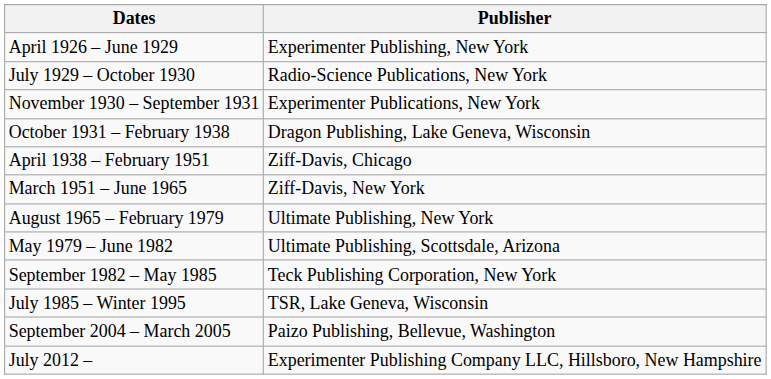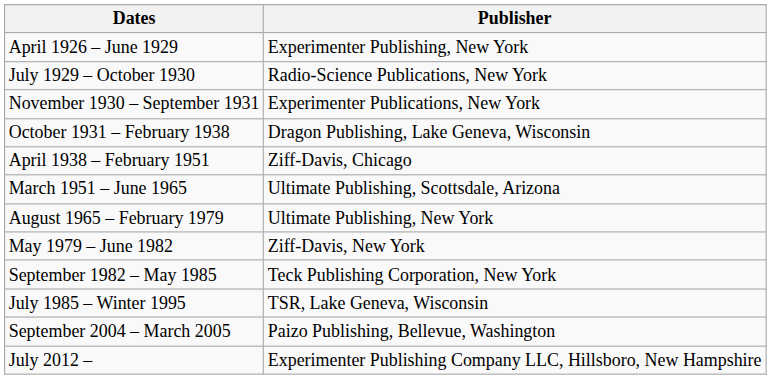(346, 189) Ziff-Davis, New York -> (414, 189) Ultimate Publishing, Scottsdale, Arizona
(414, 246) Ultimate Publishing, Scottsdale, Arizona -> (346, 246) Ziff-Davis, New York
